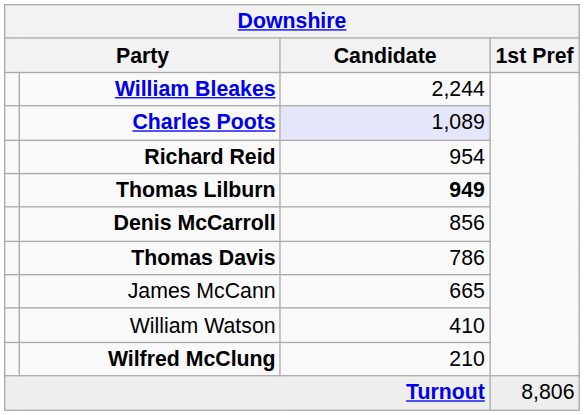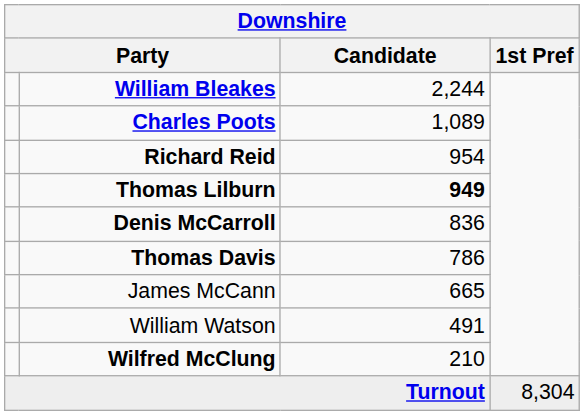(458, 122) lavender background -> (458, 122) no background
(467, 223) 856 -> (467, 223) 836
(467, 325) 410 -> (467, 325) 491
(548, 392) 8,806 -> (548, 392) 8,304
